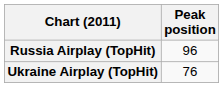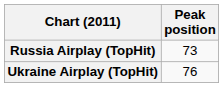(190, 51) 96 -> (190, 51) 73
